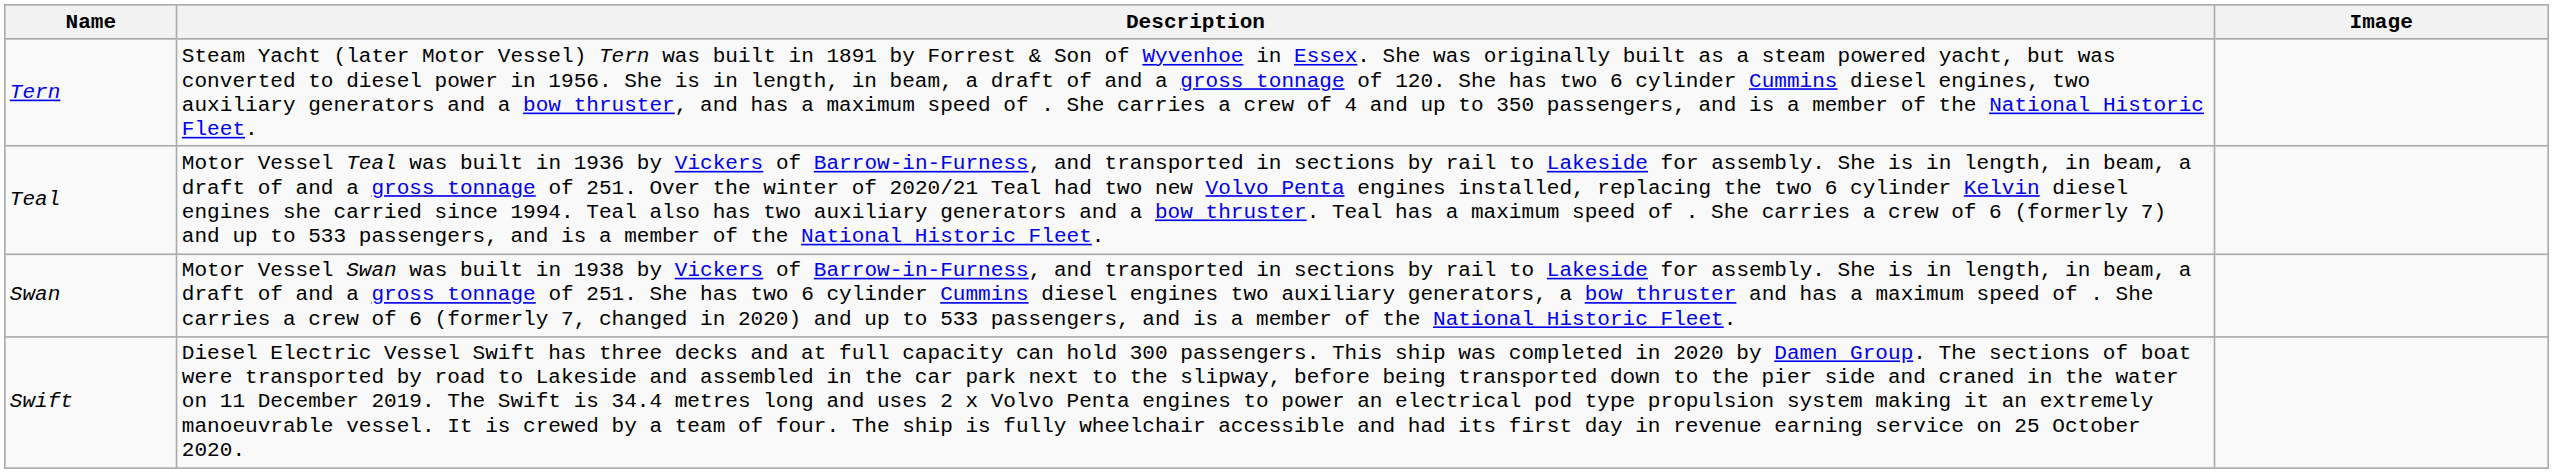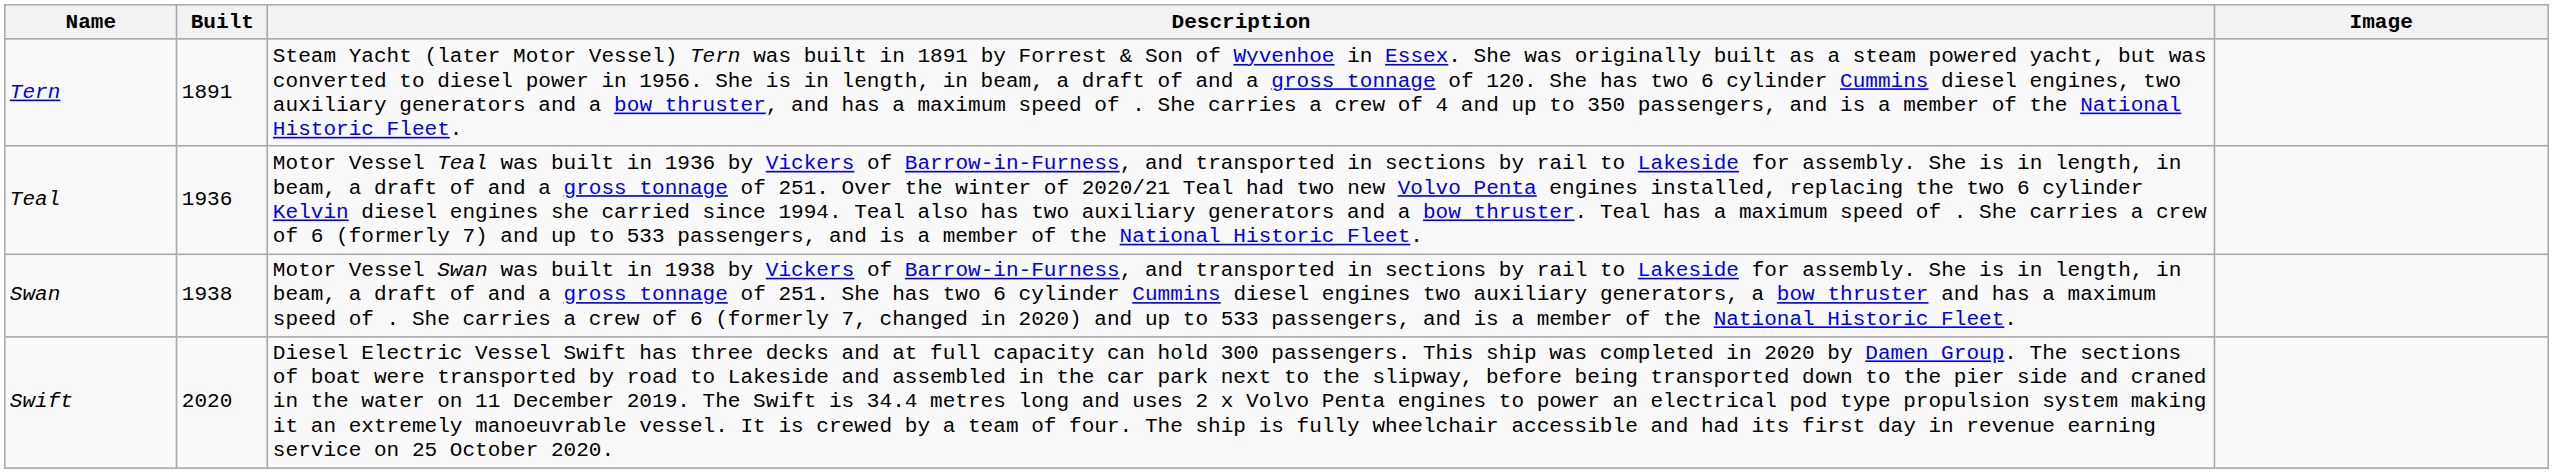+ column: (222, 22)
